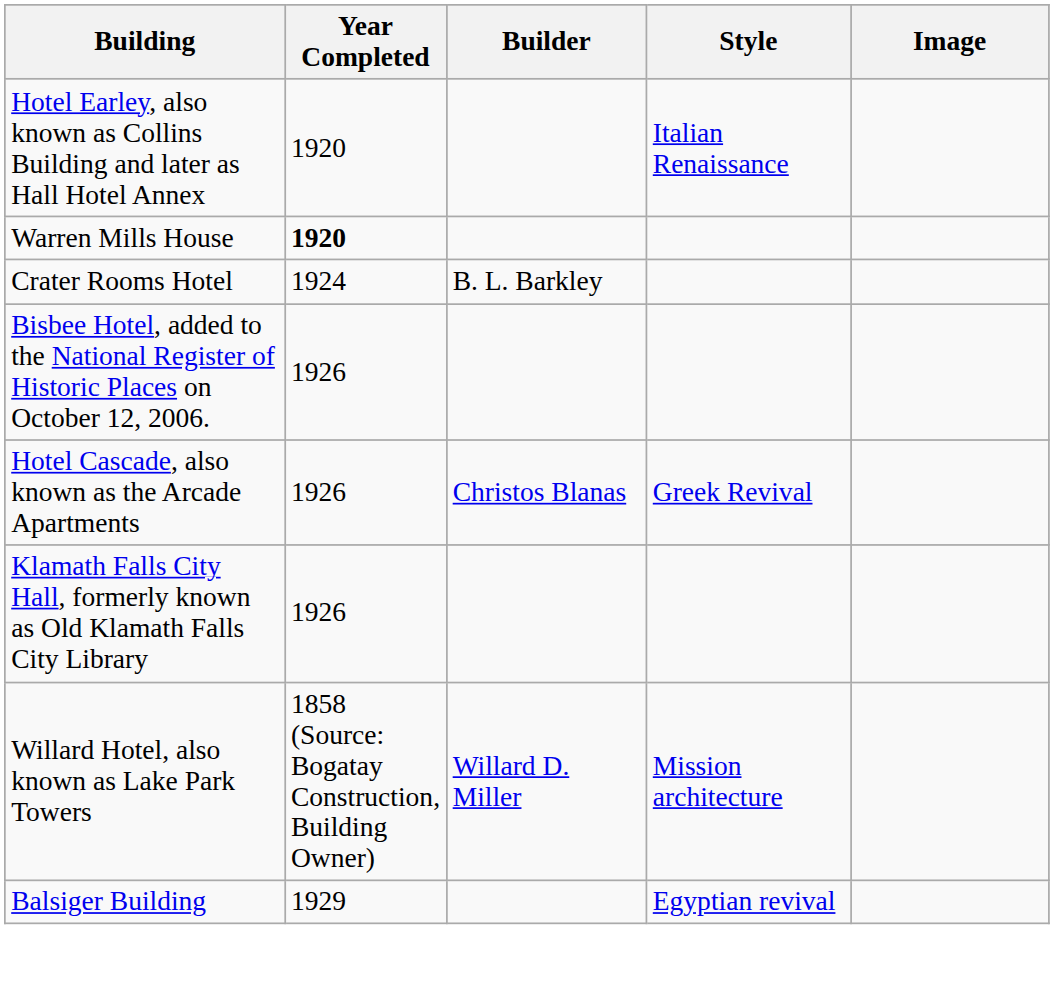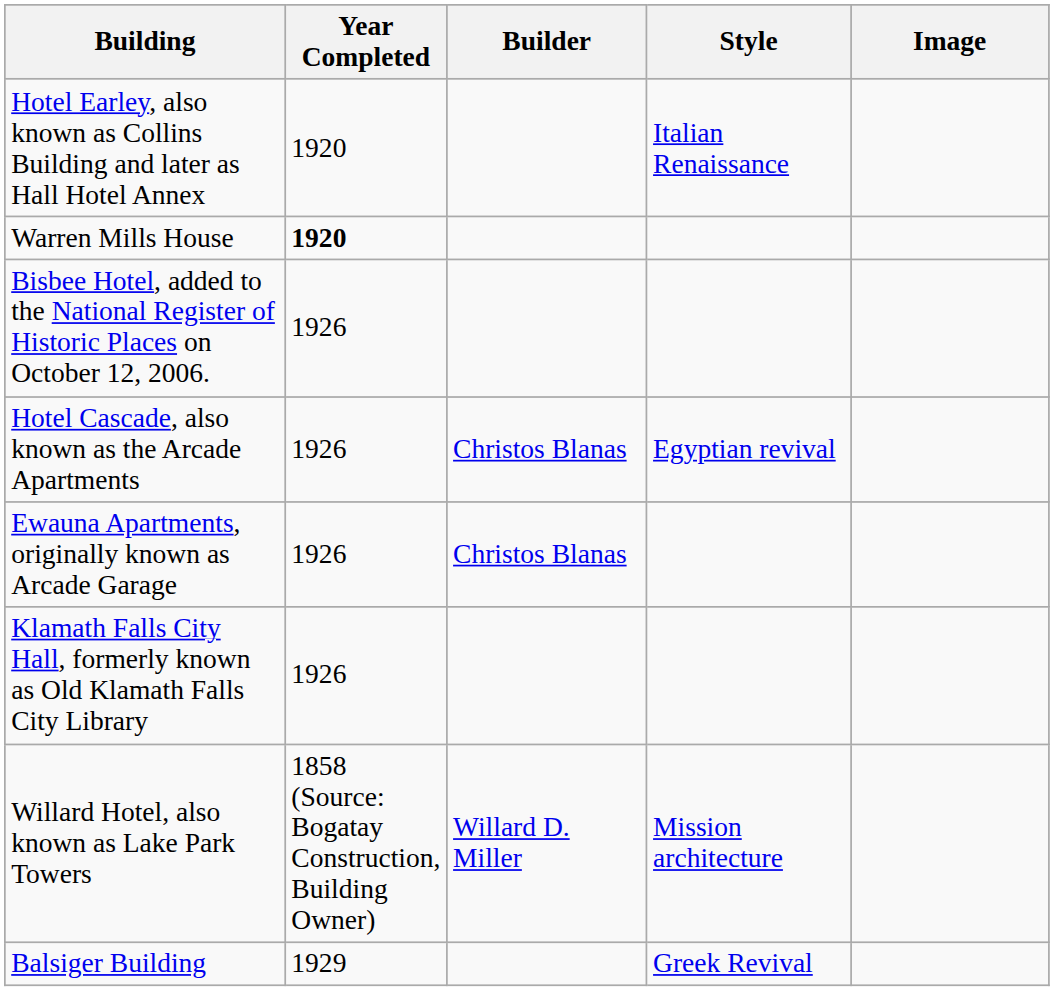- row: (122, 281)
(733, 492) Greek Revival -> (744, 448) Egyptian revival
+ row: (126, 554)
(744, 901) Egyptian revival -> (733, 963) Greek Revival
